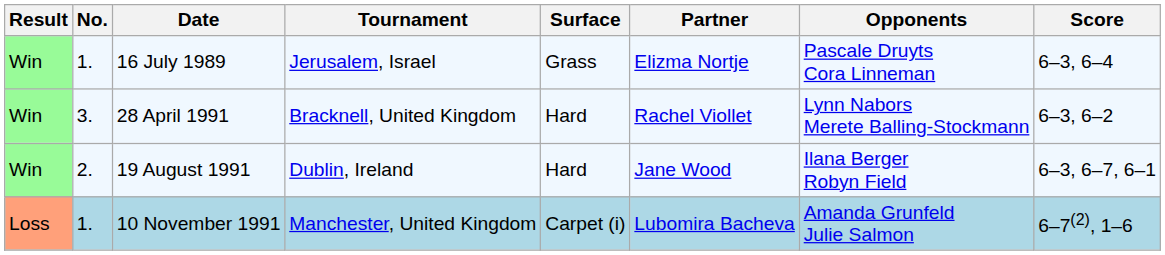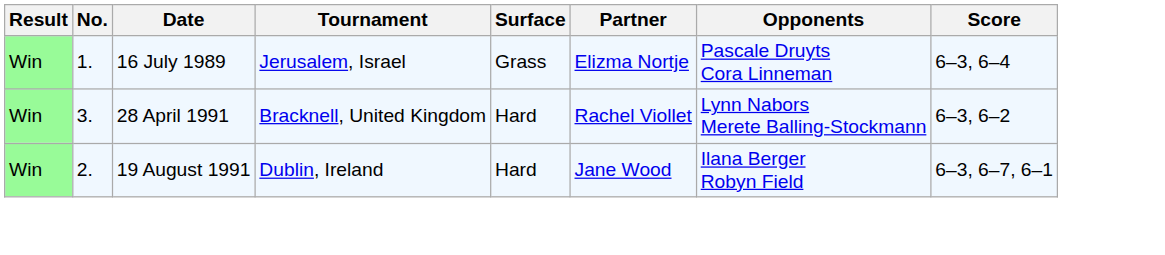- row: (199, 222)
